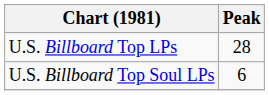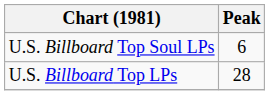rows swapped: (93, 47) <-> (112, 75)
